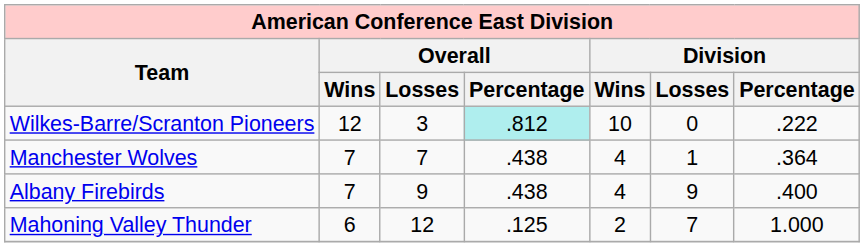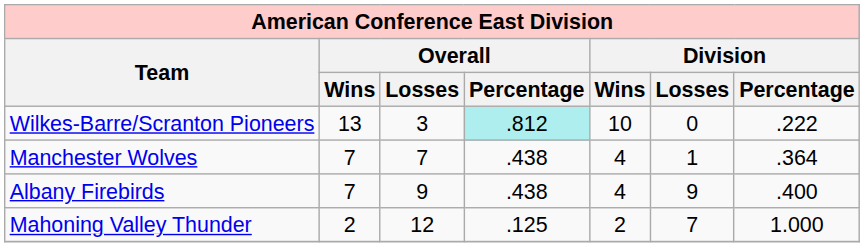(350, 124) 12 -> (350, 124) 13
(350, 225) 6 -> (350, 225) 2
